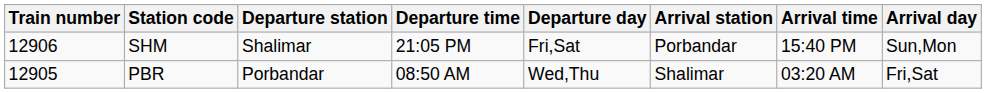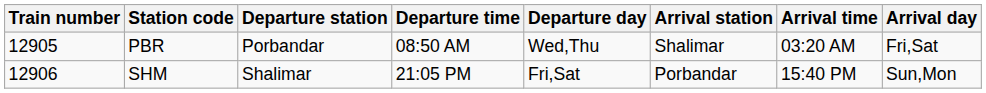rows swapped: (146, 74) <-> (148, 46)
